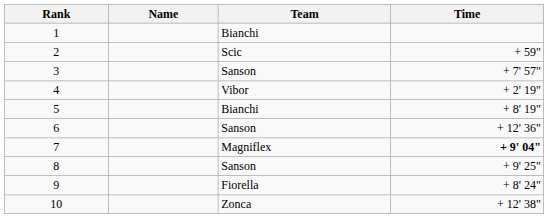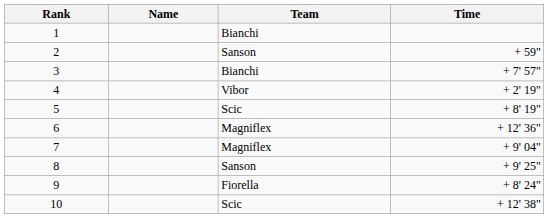(232, 52) Scic -> (239, 52) Sanson
(239, 71) Sanson -> (240, 71) Bianchi
(240, 109) Bianchi -> (232, 109) Scic
(239, 128) Sanson -> (246, 128) Magniflex
(520, 147) bold -> (522, 147) normal
(236, 204) Zonca -> (232, 204) Scic
